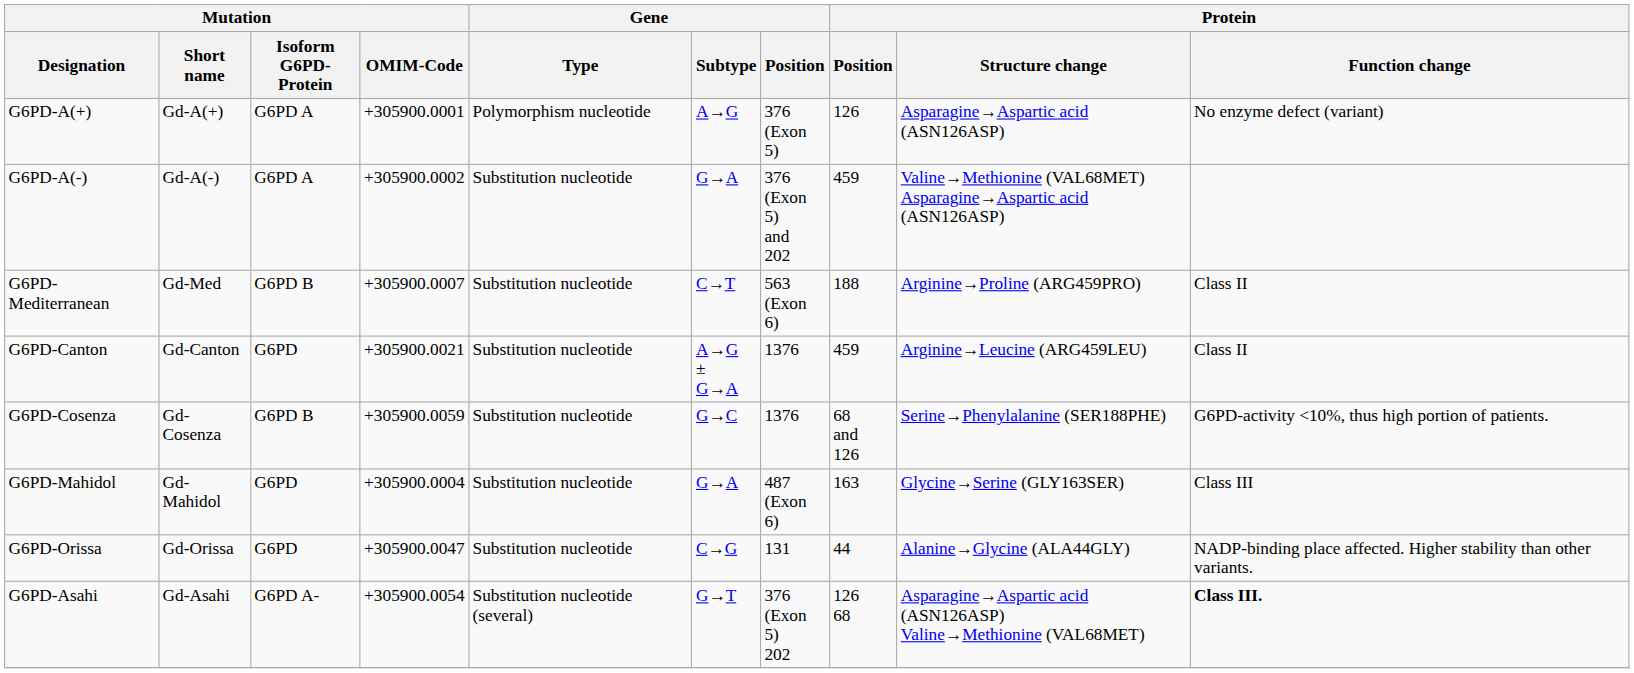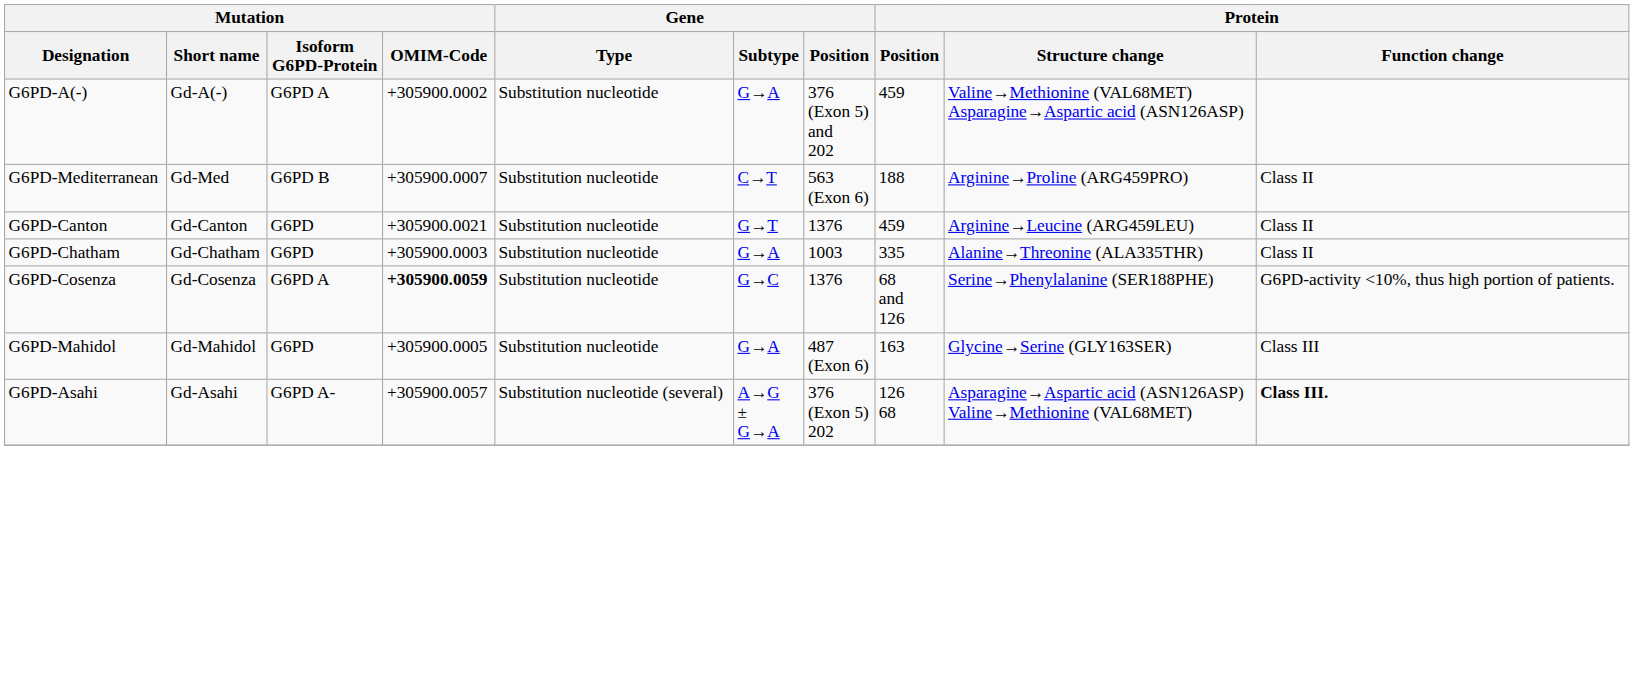- row: (50, 111)
(717, 369) A→G ± G→A -> (758, 225) G→T
+ row: (64, 252)
(284, 415) G6PD B -> (300, 279) G6PD A
(414, 415) normal -> (437, 279) bold
(414, 482) +305900.0004 -> (437, 346) +305900.0005
- row: (55, 548)
(414, 595) +305900.0054 -> (437, 392) +305900.0057
(716, 595) G→T -> (759, 412) A→G ± G→A
